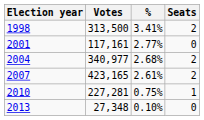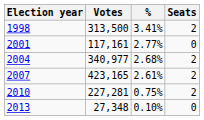(194, 92) 1 -> (194, 92) 2
